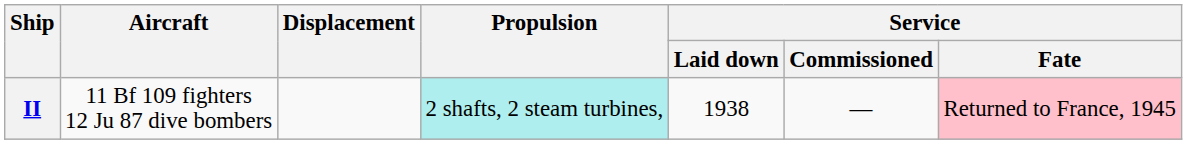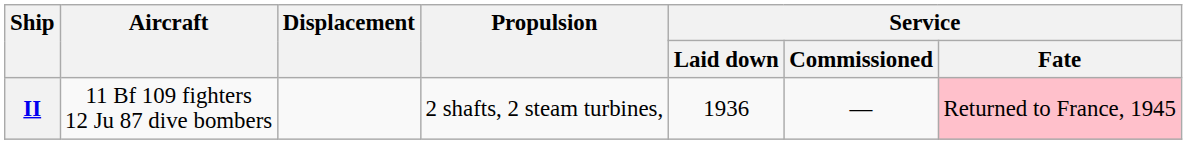(544, 108) paleturquoise background -> (544, 108) no background
(726, 108) 1938 -> (726, 108) 1936
